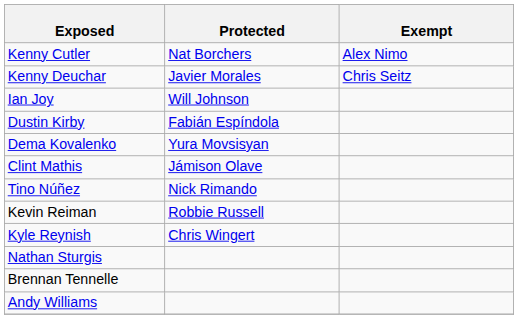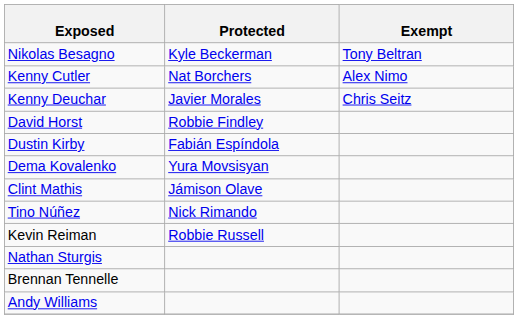+ row: (61, 54)
+ row: (45, 122)
- row: (31, 99)
- row: (49, 235)
